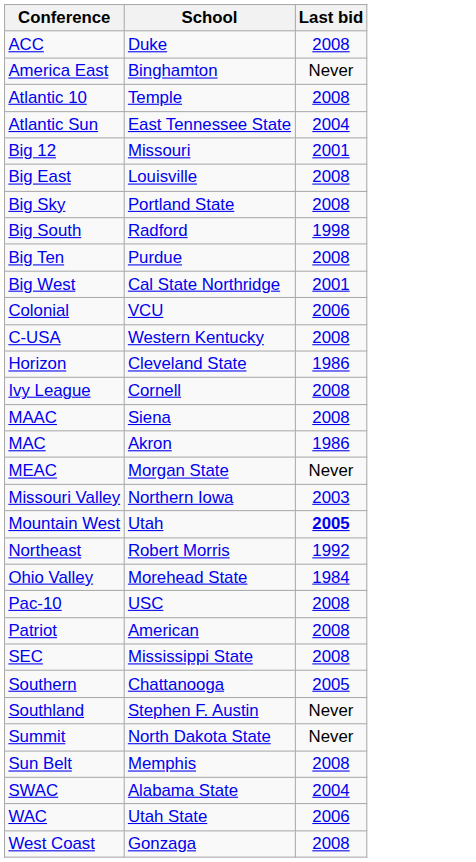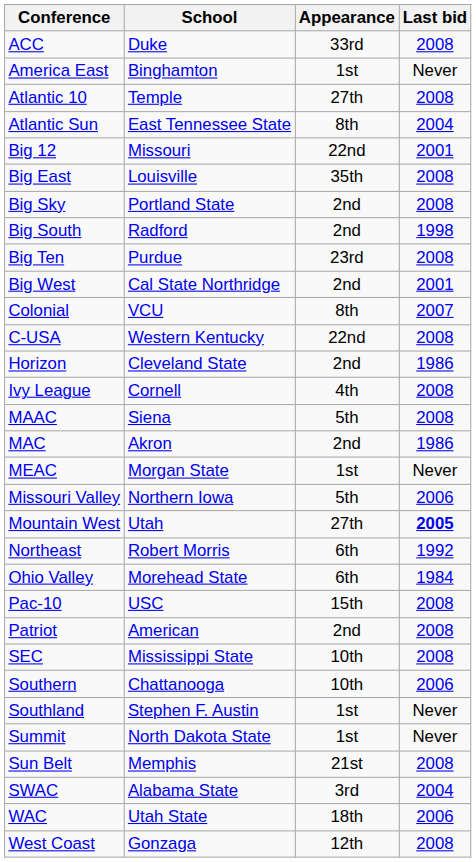+ column: (347, 17)
(331, 310) 2006 -> (435, 310) 2007
(331, 497) 2003 -> (435, 497) 2006
(331, 683) 2005 -> (435, 683) 2006
